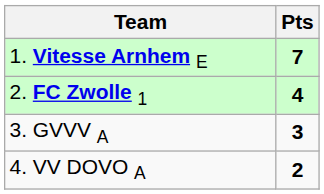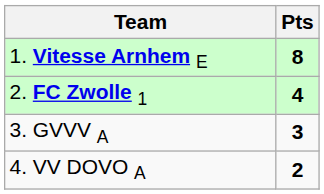(297, 57) 7 -> (297, 57) 8
